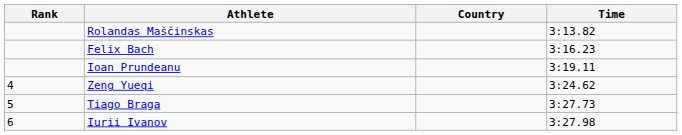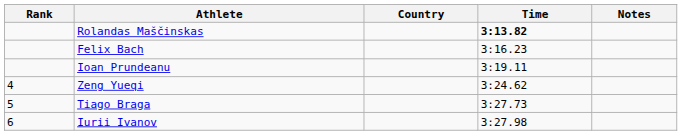+ column: (634, 13)
(572, 31) normal -> (504, 31) bold
